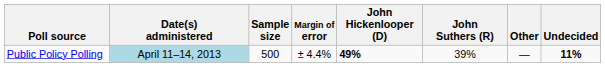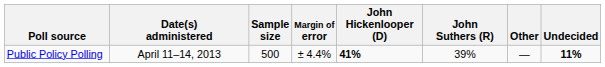(179, 54) lightblue background -> (179, 54) no background
(350, 54) 49% -> (350, 54) 41%
